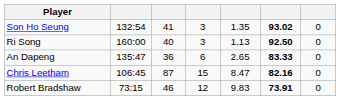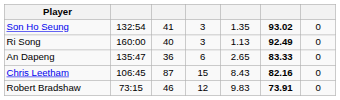(281, 42) 92.50 -> (281, 42) 92.49
(240, 73) 8.47 -> (240, 73) 8.43
